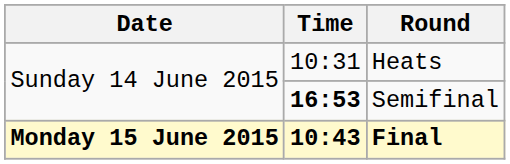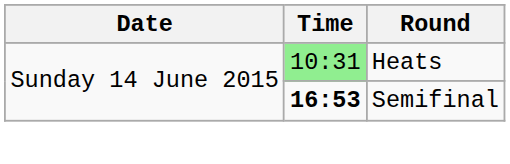(325, 62) no background -> (325, 62) lightgreen background
- row: (407, 139)
